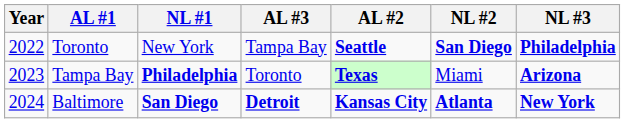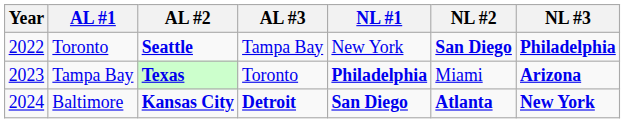columns swapped: (381, 18) <-> (190, 18)
